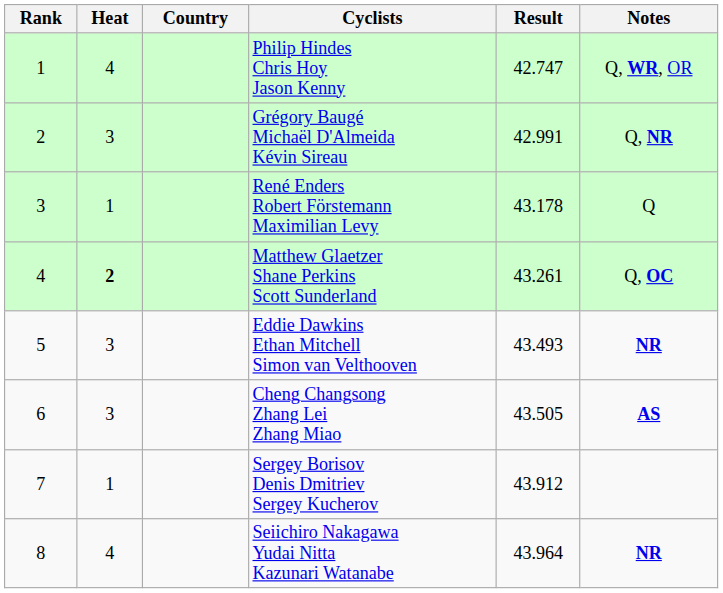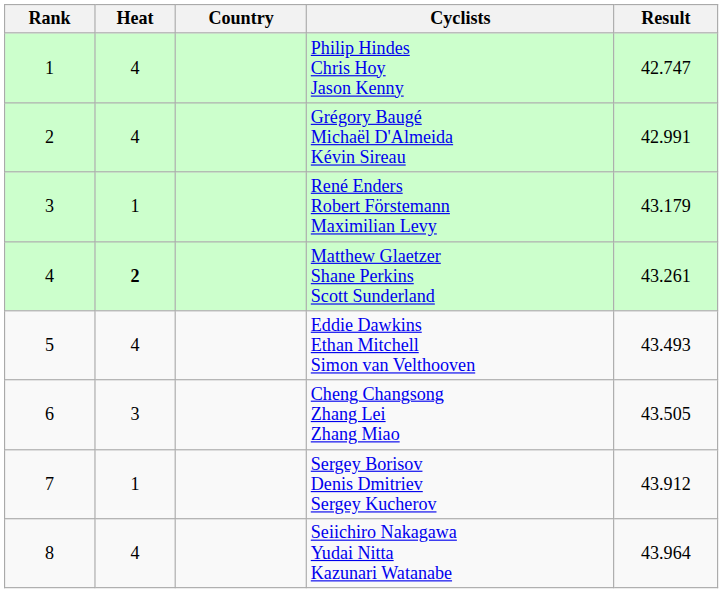- column: (649, 18)
(110, 137) 3 -> (135, 137) 4
(538, 206) 43.178 -> (666, 206) 43.179
(110, 345) 3 -> (135, 345) 4
